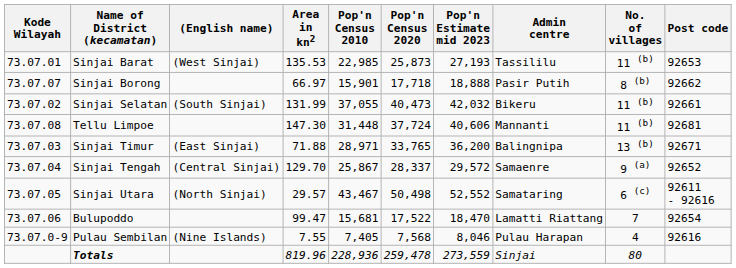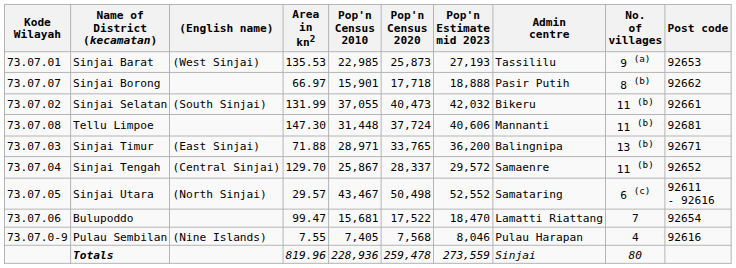(635, 62) 11 (b) -> (635, 62) 9 (a)
(635, 167) 9 (a) -> (635, 167) 11 (b)
